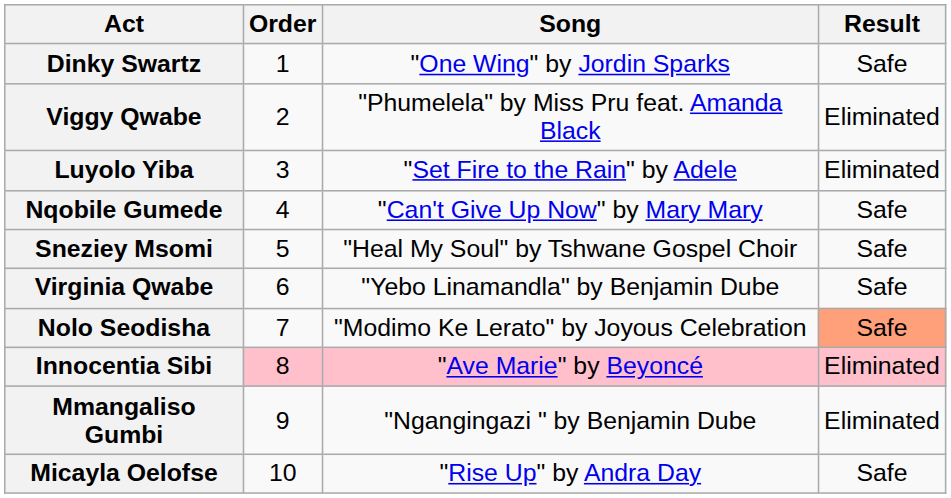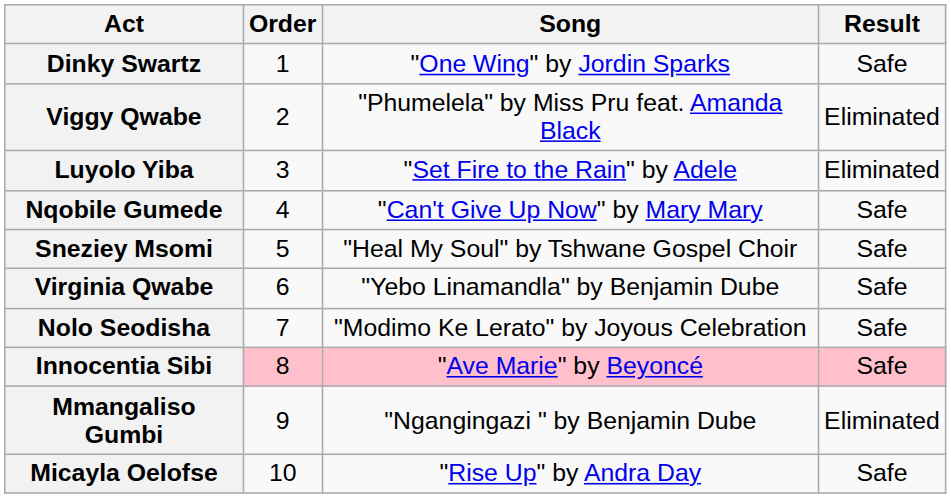(882, 327) lightsalmon background -> (882, 327) no background
(882, 366) Eliminated -> (882, 366) Safe
